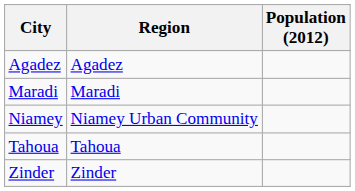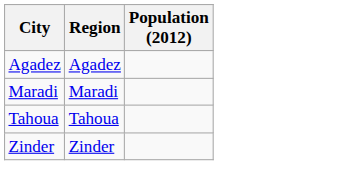- row: (36, 118)
